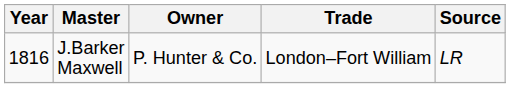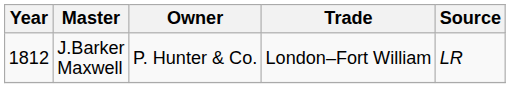(29, 57) 1816 -> (29, 57) 1812
